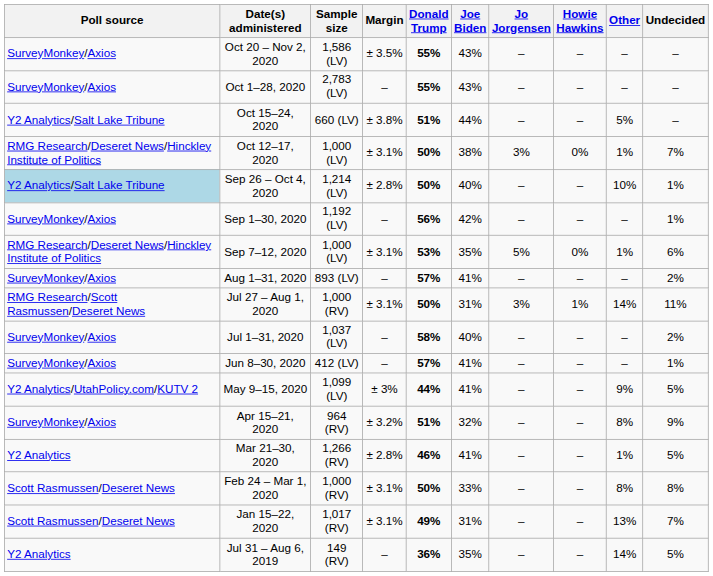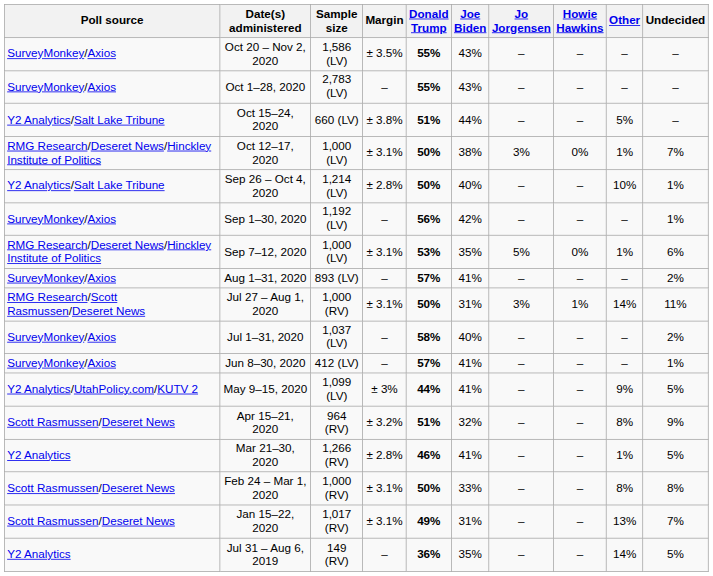(86, 186) lightblue background -> (86, 186) no background
(62, 422) SurveyMonkey/Axios -> (91, 422) Scott Rasmussen/Deseret News
